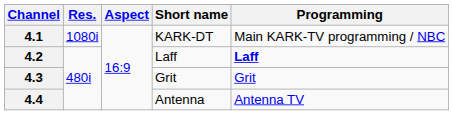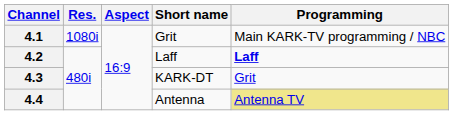(184, 36) KARK-DT -> (166, 36) Grit
(166, 78) Grit -> (184, 78) KARK-DT
(269, 99) no background -> (269, 99) khaki background
